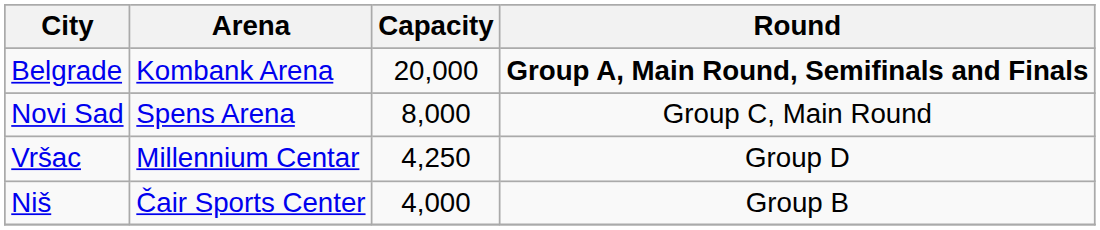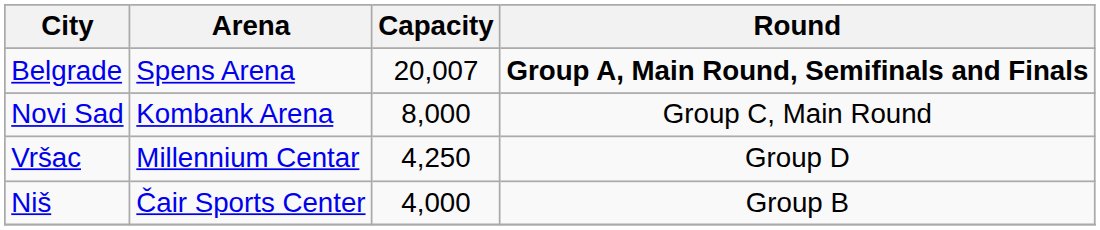(235, 70) Kombank Arena -> (216, 70) Spens Arena
(436, 70) 20,000 -> (436, 70) 20,007
(216, 114) Spens Arena -> (235, 114) Kombank Arena
